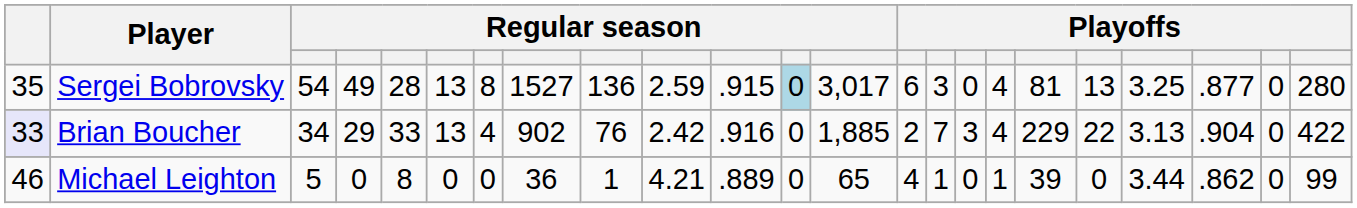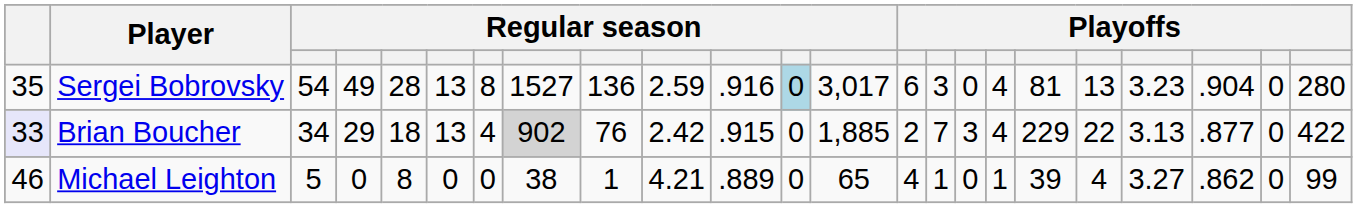(747, 86) .915 -> (747, 86) .916
(1157, 86) 3.25 -> (1157, 86) 3.23
(1226, 86) .877 -> (1226, 86) .904
(405, 132) 33 -> (405, 132) 18
(541, 132) no background -> (541, 132) lightgrey background
(747, 132) .916 -> (747, 132) .915
(1226, 132) .904 -> (1226, 132) .877
(541, 178) 36 -> (541, 178) 38
(1099, 178) 0 -> (1099, 178) 4
(1157, 178) 3.44 -> (1157, 178) 3.27
